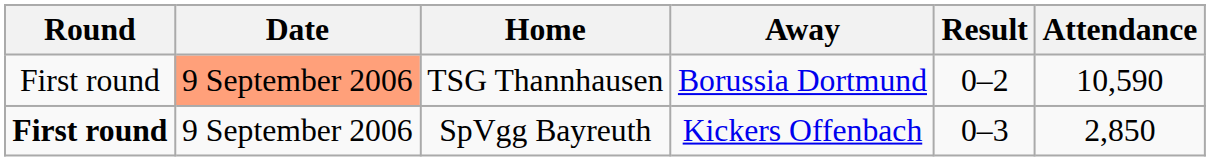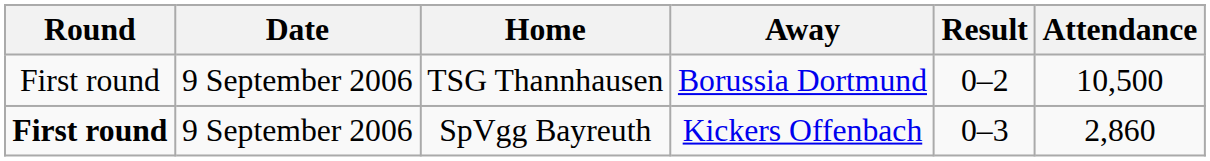(297, 79) lightsalmon background -> (297, 79) no background
(1120, 79) 10,590 -> (1120, 79) 10,500
(1120, 130) 2,850 -> (1120, 130) 2,860
